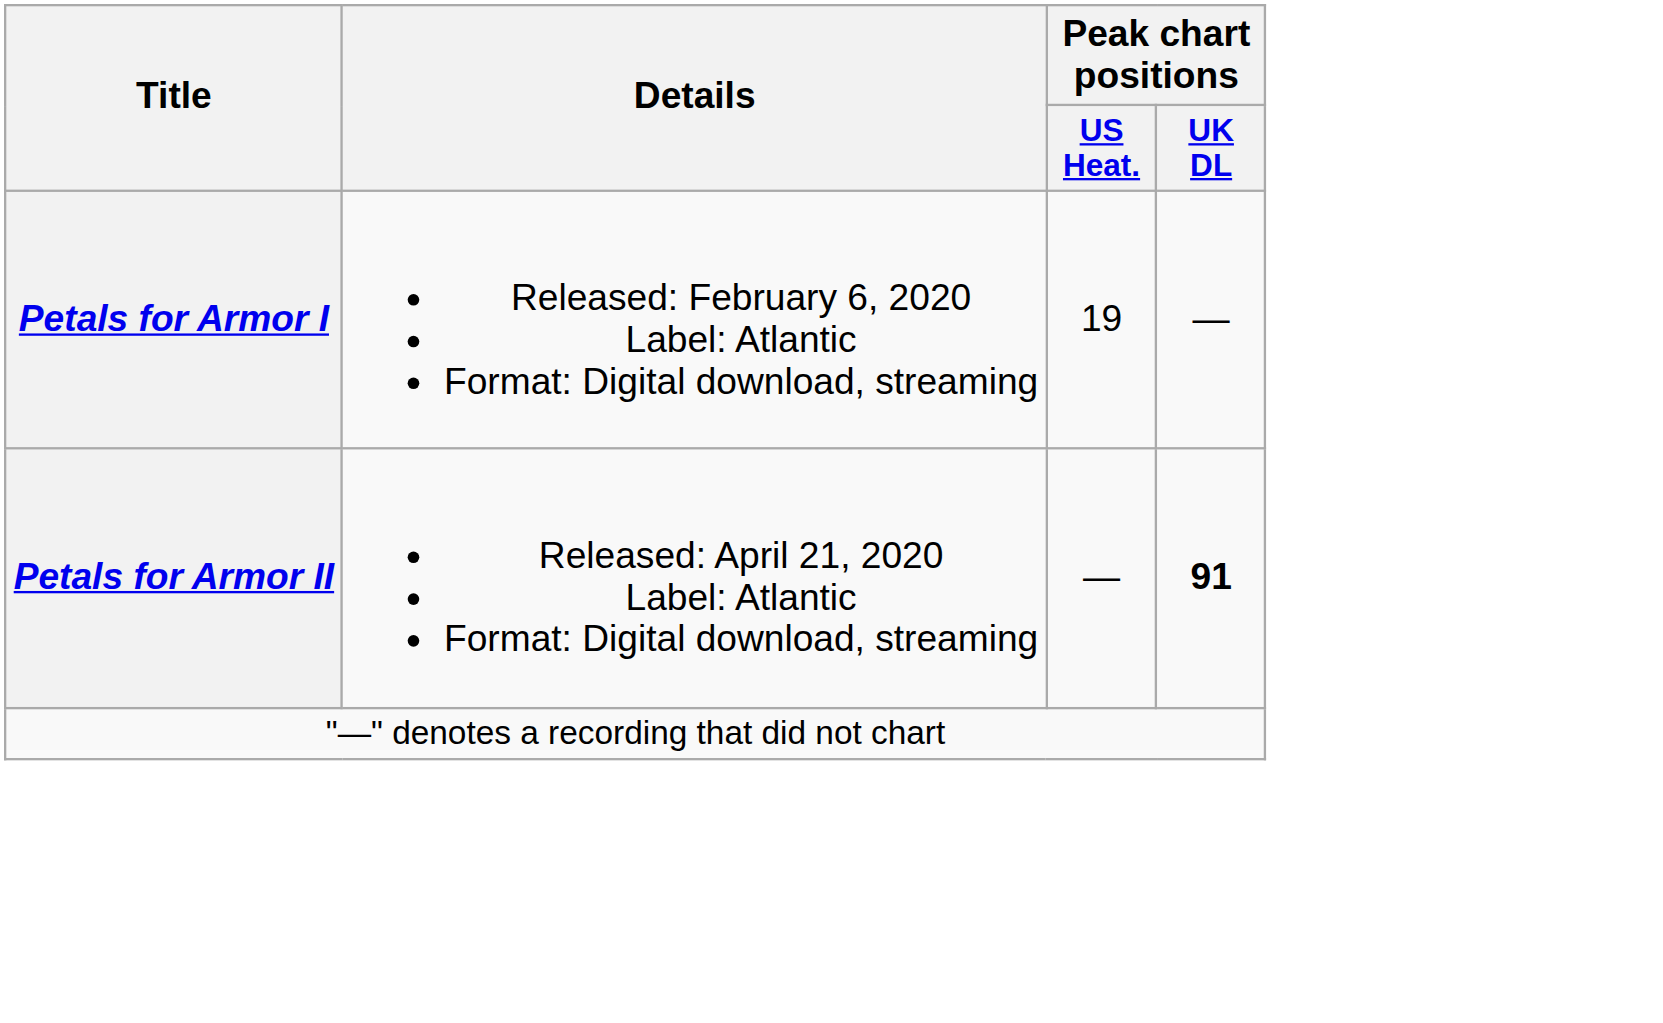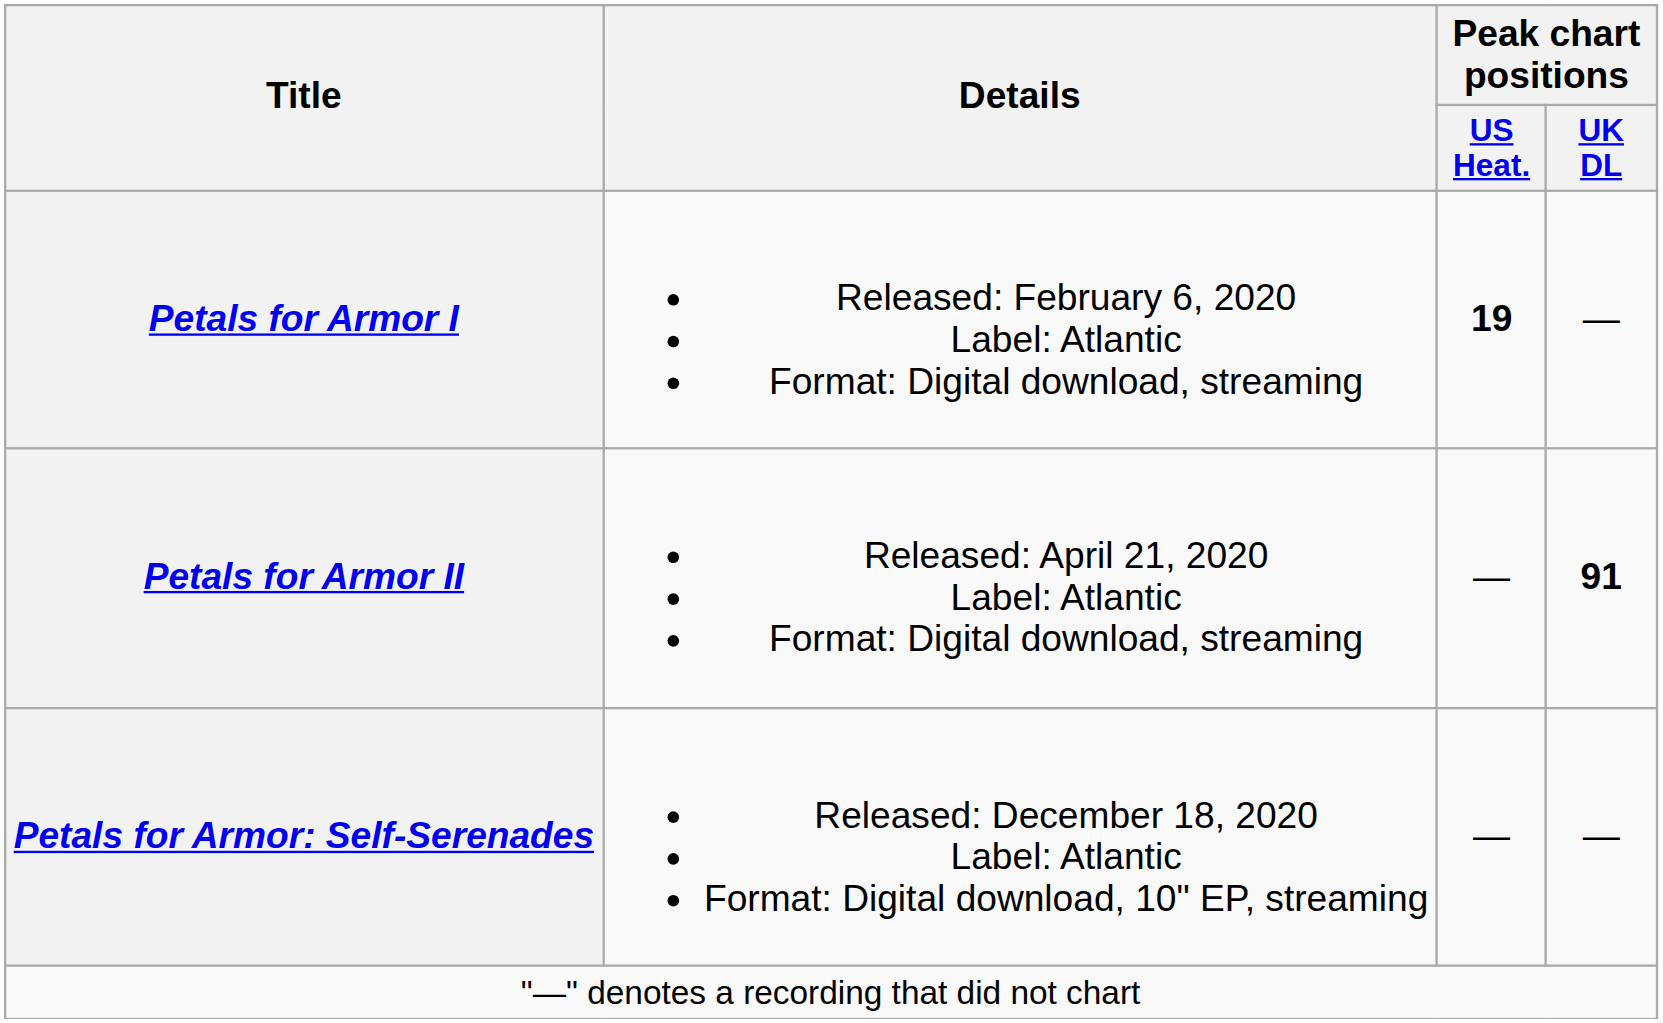(1102, 318) normal -> (1492, 318) bold
+ row: (304, 835)
